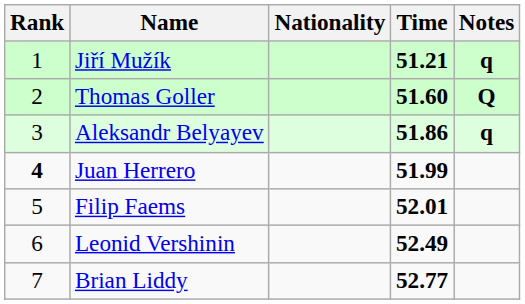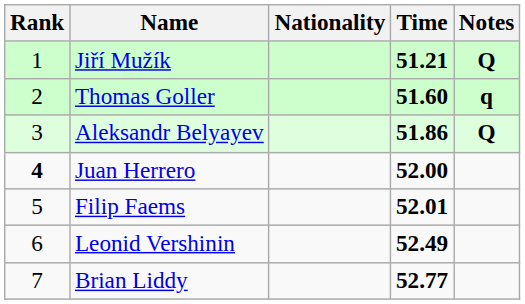(487, 59) q -> (487, 59) Q
(487, 96) Q -> (487, 96) q
(487, 133) q -> (487, 133) Q
(422, 170) 51.99 -> (422, 170) 52.00
